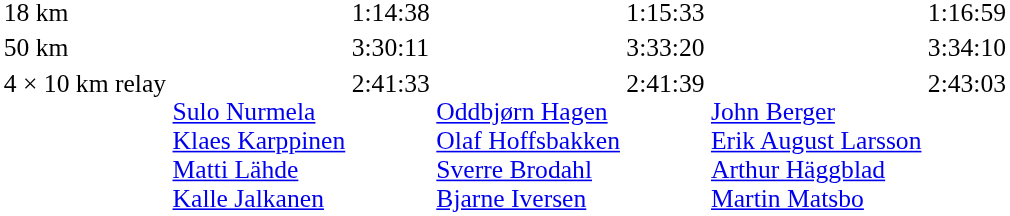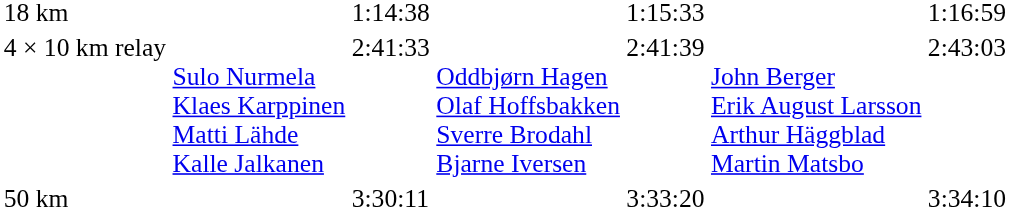rows swapped: (36, 48) <-> (85, 83)
